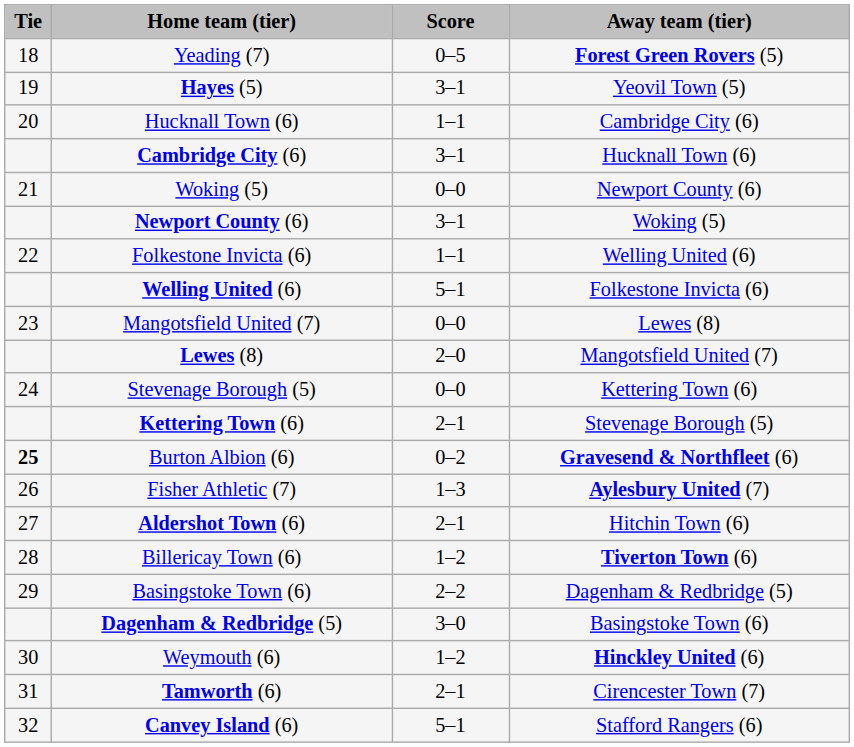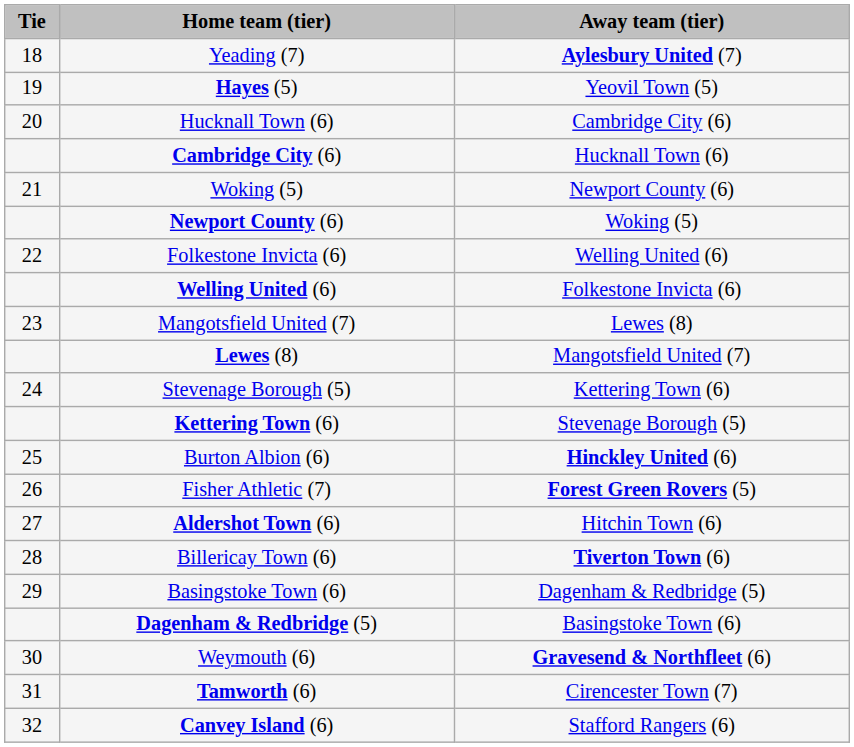- column: (450, 21)
(679, 55) Forest Green Rovers (5) -> (652, 55) Aylesbury United (7)
(28, 456) bold -> (32, 456) normal
(679, 456) Gravesend & Northfleet (6) -> (652, 456) Hinckley United (6)
(679, 490) Aylesbury United (7) -> (652, 490) Forest Green Rovers (5)
(679, 657) Hinckley United (6) -> (652, 657) Gravesend & Northfleet (6)
